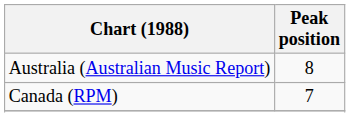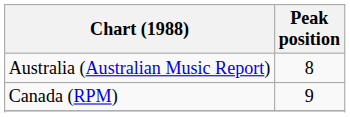(309, 96) 7 -> (309, 96) 9
